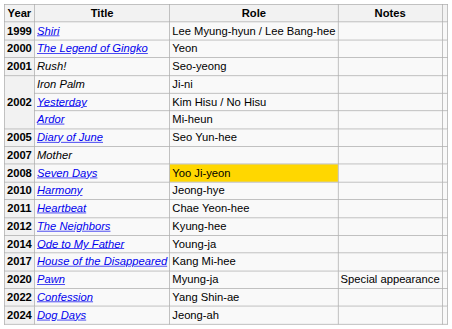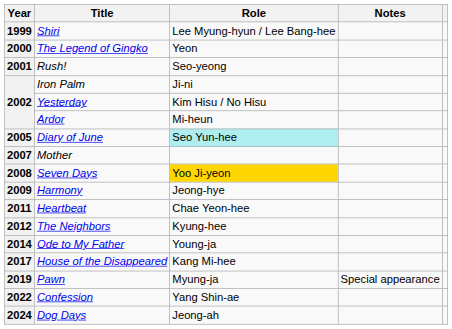(205, 137) no background -> (205, 137) paleturquoise background
(19, 191) 2010 -> (19, 191) 2009
(19, 279) 2020 -> (19, 279) 2019
